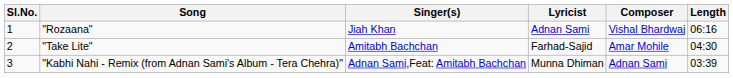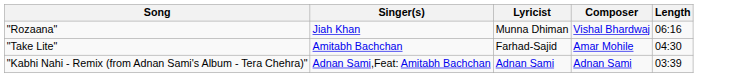- column: (22, 13)
(560, 30) Adnan Sami -> (532, 30) Munna Dhiman
(567, 64) Munna Dhiman -> (525, 64) Adnan Sami
